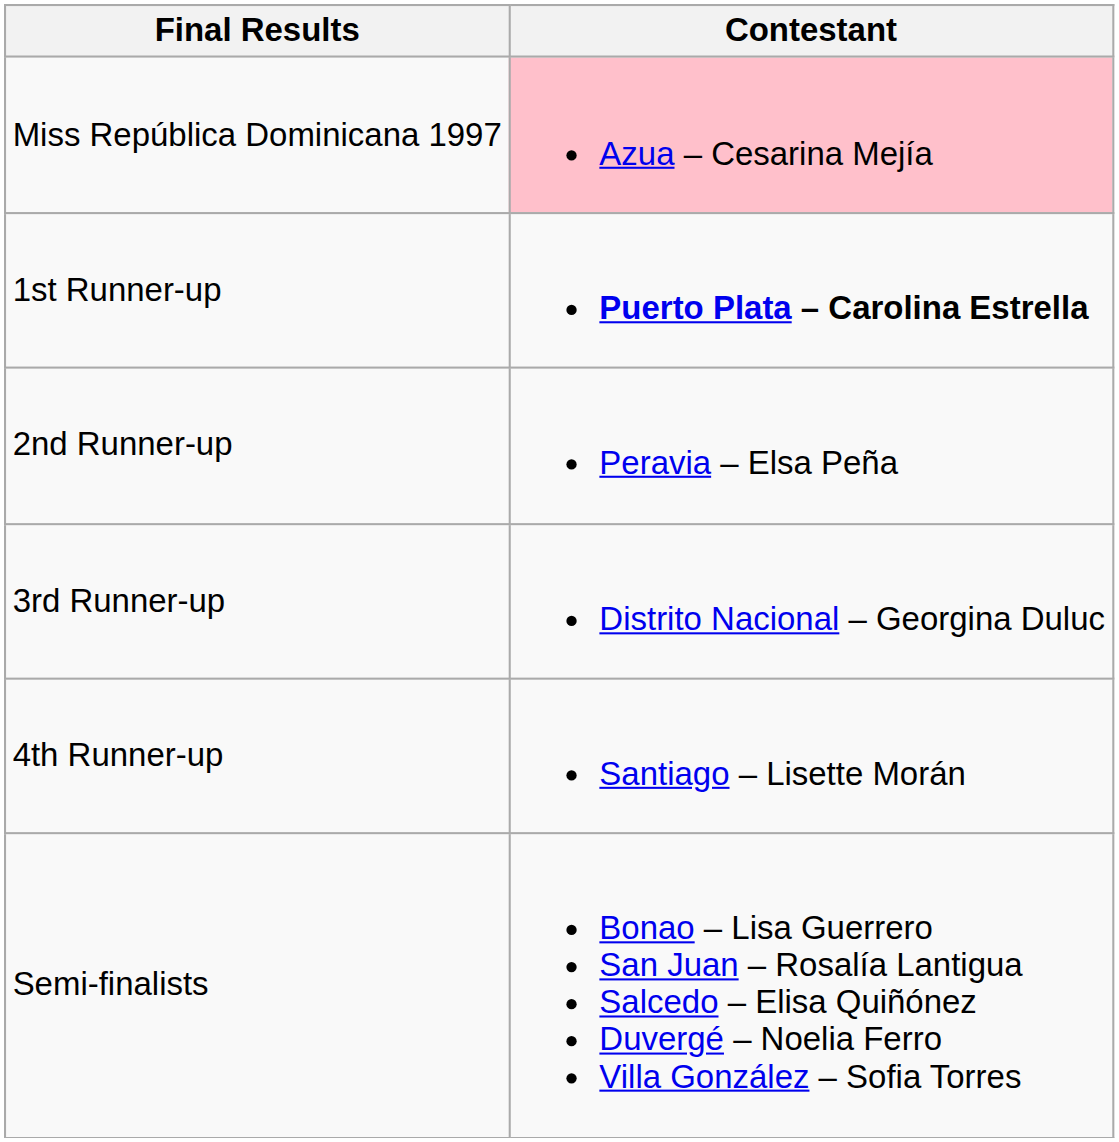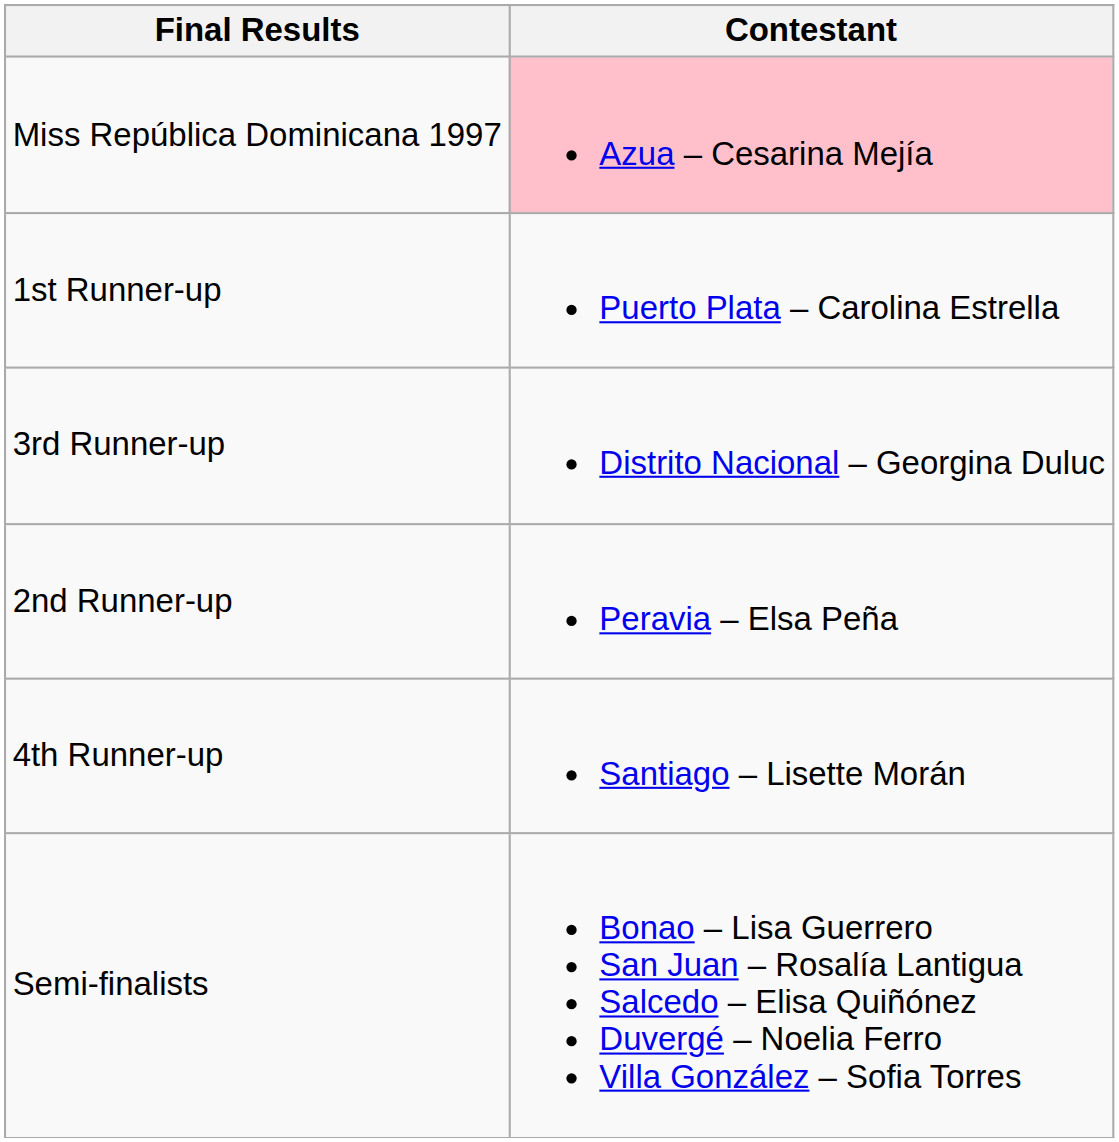(811, 309) bold -> (811, 309) normal
rows swapped: (123, 444) <-> (119, 600)
